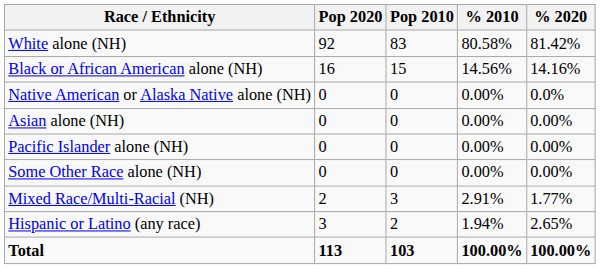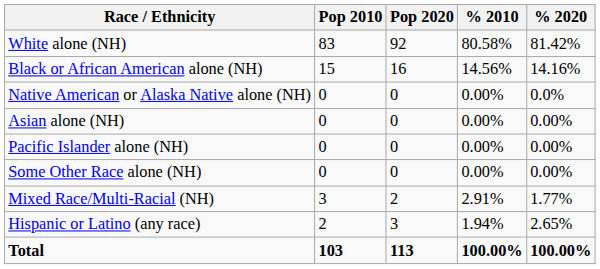columns swapped: (422, 17) <-> (350, 17)
